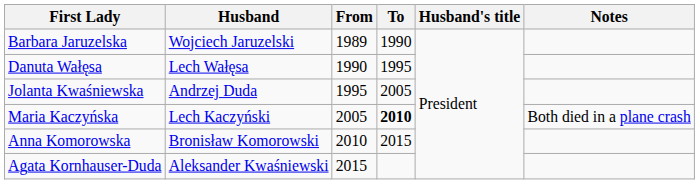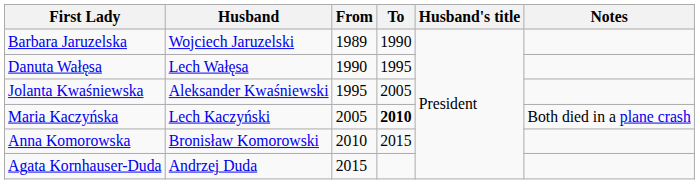(213, 91) Andrzej Duda -> (249, 91) Aleksander Kwaśniewski
(249, 166) Aleksander Kwaśniewski -> (213, 166) Andrzej Duda
